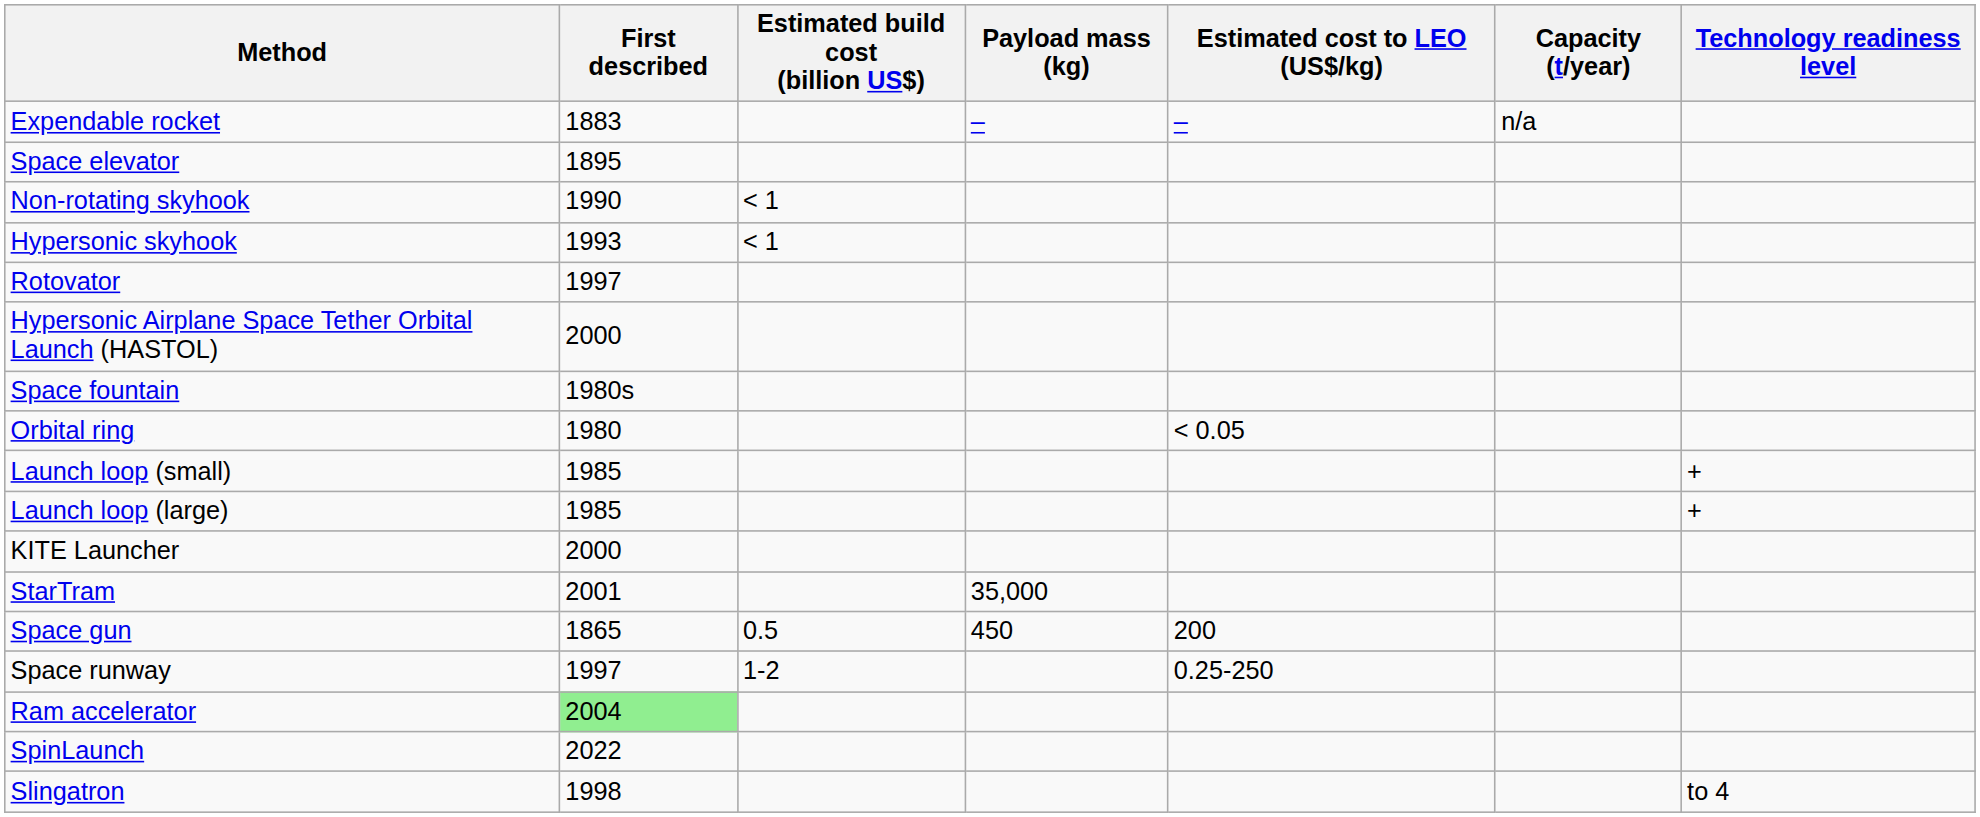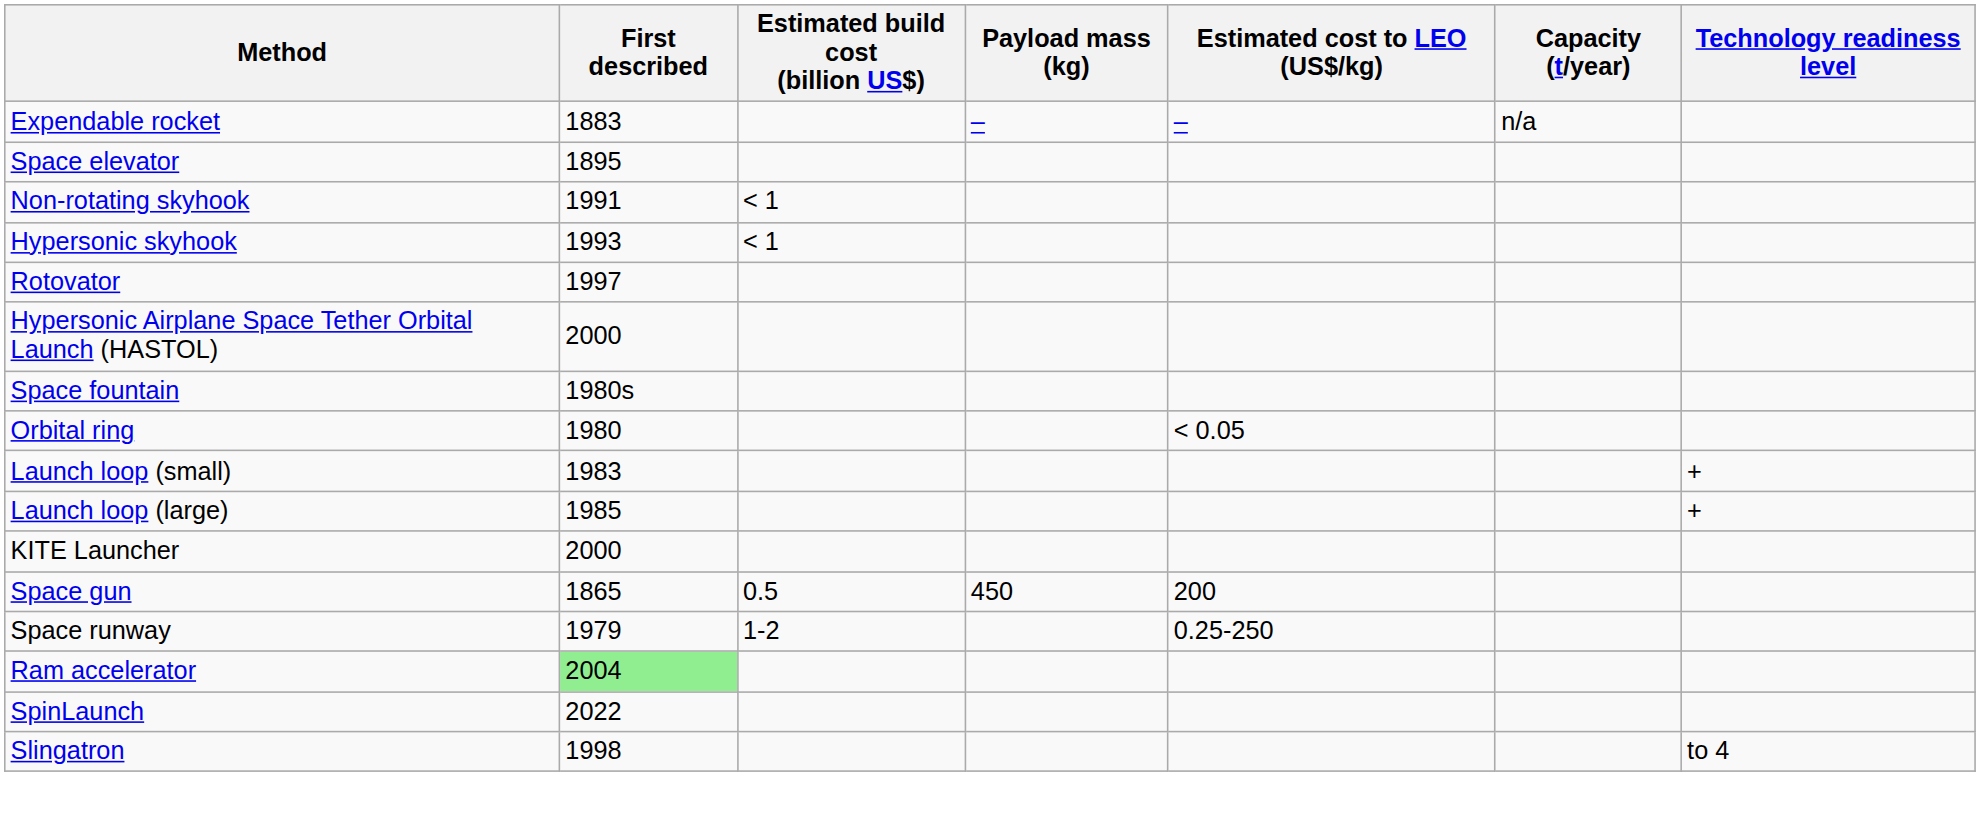(593, 201) 1990 -> (593, 201) 1991
(593, 470) 1985 -> (593, 470) 1983
- row: (63, 590)
(593, 671) 1997 -> (593, 631) 1979
